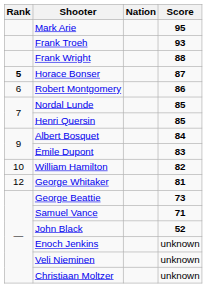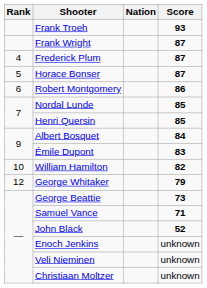- row: (56, 27)
(180, 58) 88 -> (180, 43) 87
+ row: (68, 58)
(18, 74) bold -> (18, 74) normal
(180, 182) 81 -> (180, 182) 79
